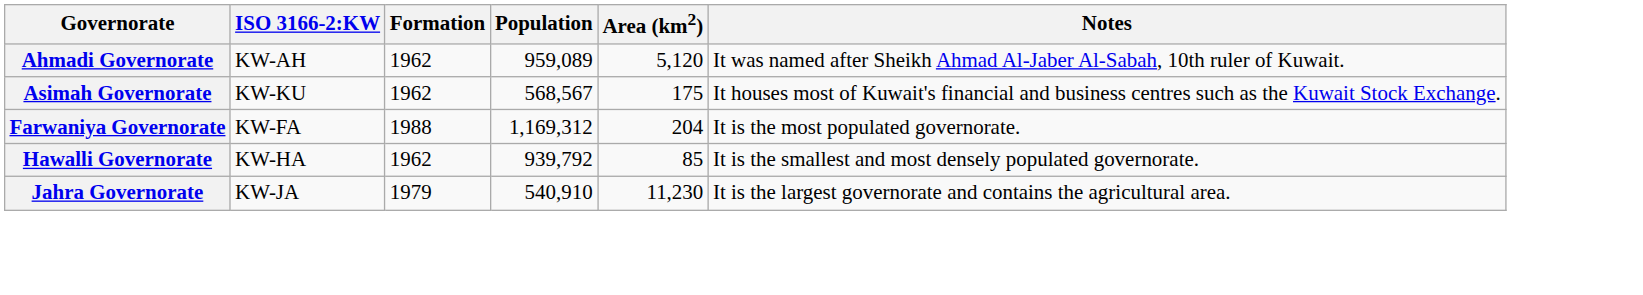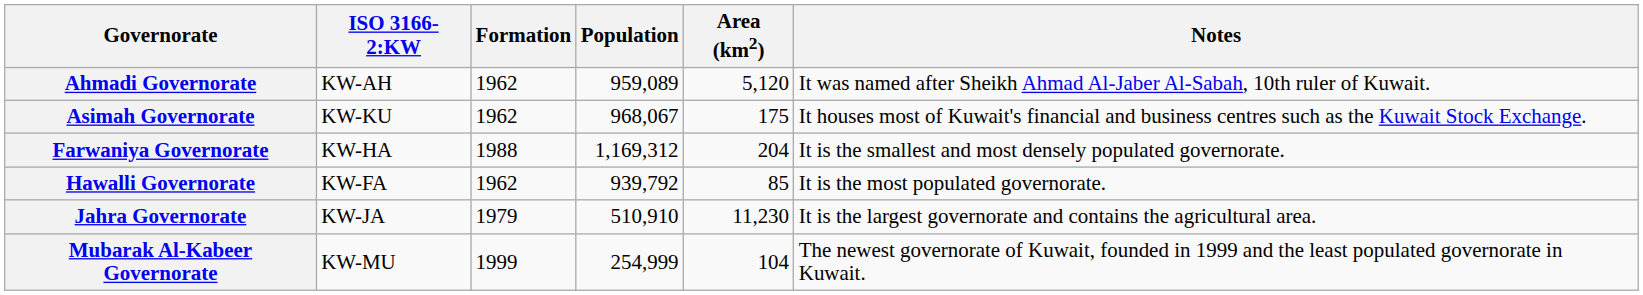(559, 93) 568,567 -> (645, 116) 968,067
(268, 126) KW-FA -> (357, 150) KW-HA
(867, 126) It is the most populated governorate. -> (1042, 150) It is the smallest and most densely populated governorate.
(271, 159) KW-HA -> (354, 183) KW-FA
(956, 159) It is the smallest and most densely populated governorate. -> (952, 183) It is the most populated governorate.
(559, 192) 540,910 -> (645, 216) 510,910
+ row: (160, 261)
